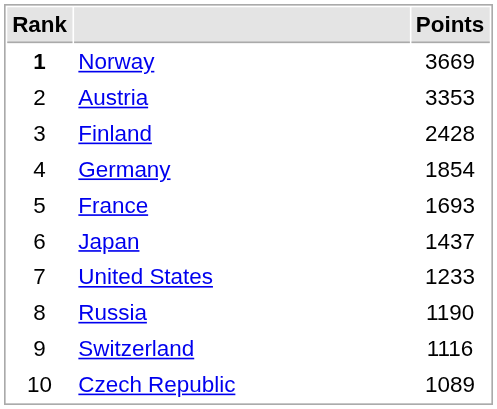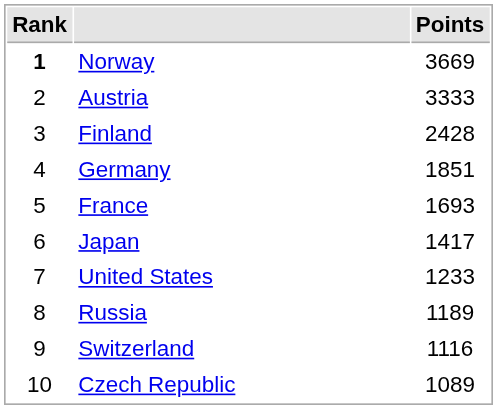(450, 98) 3353 -> (450, 98) 3333
(450, 169) 1854 -> (450, 169) 1851
(450, 241) 1437 -> (450, 241) 1417
(450, 313) 1190 -> (450, 313) 1189
